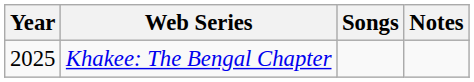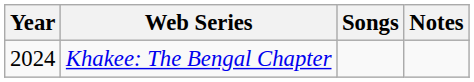(33, 58) 2025 -> (33, 58) 2024
